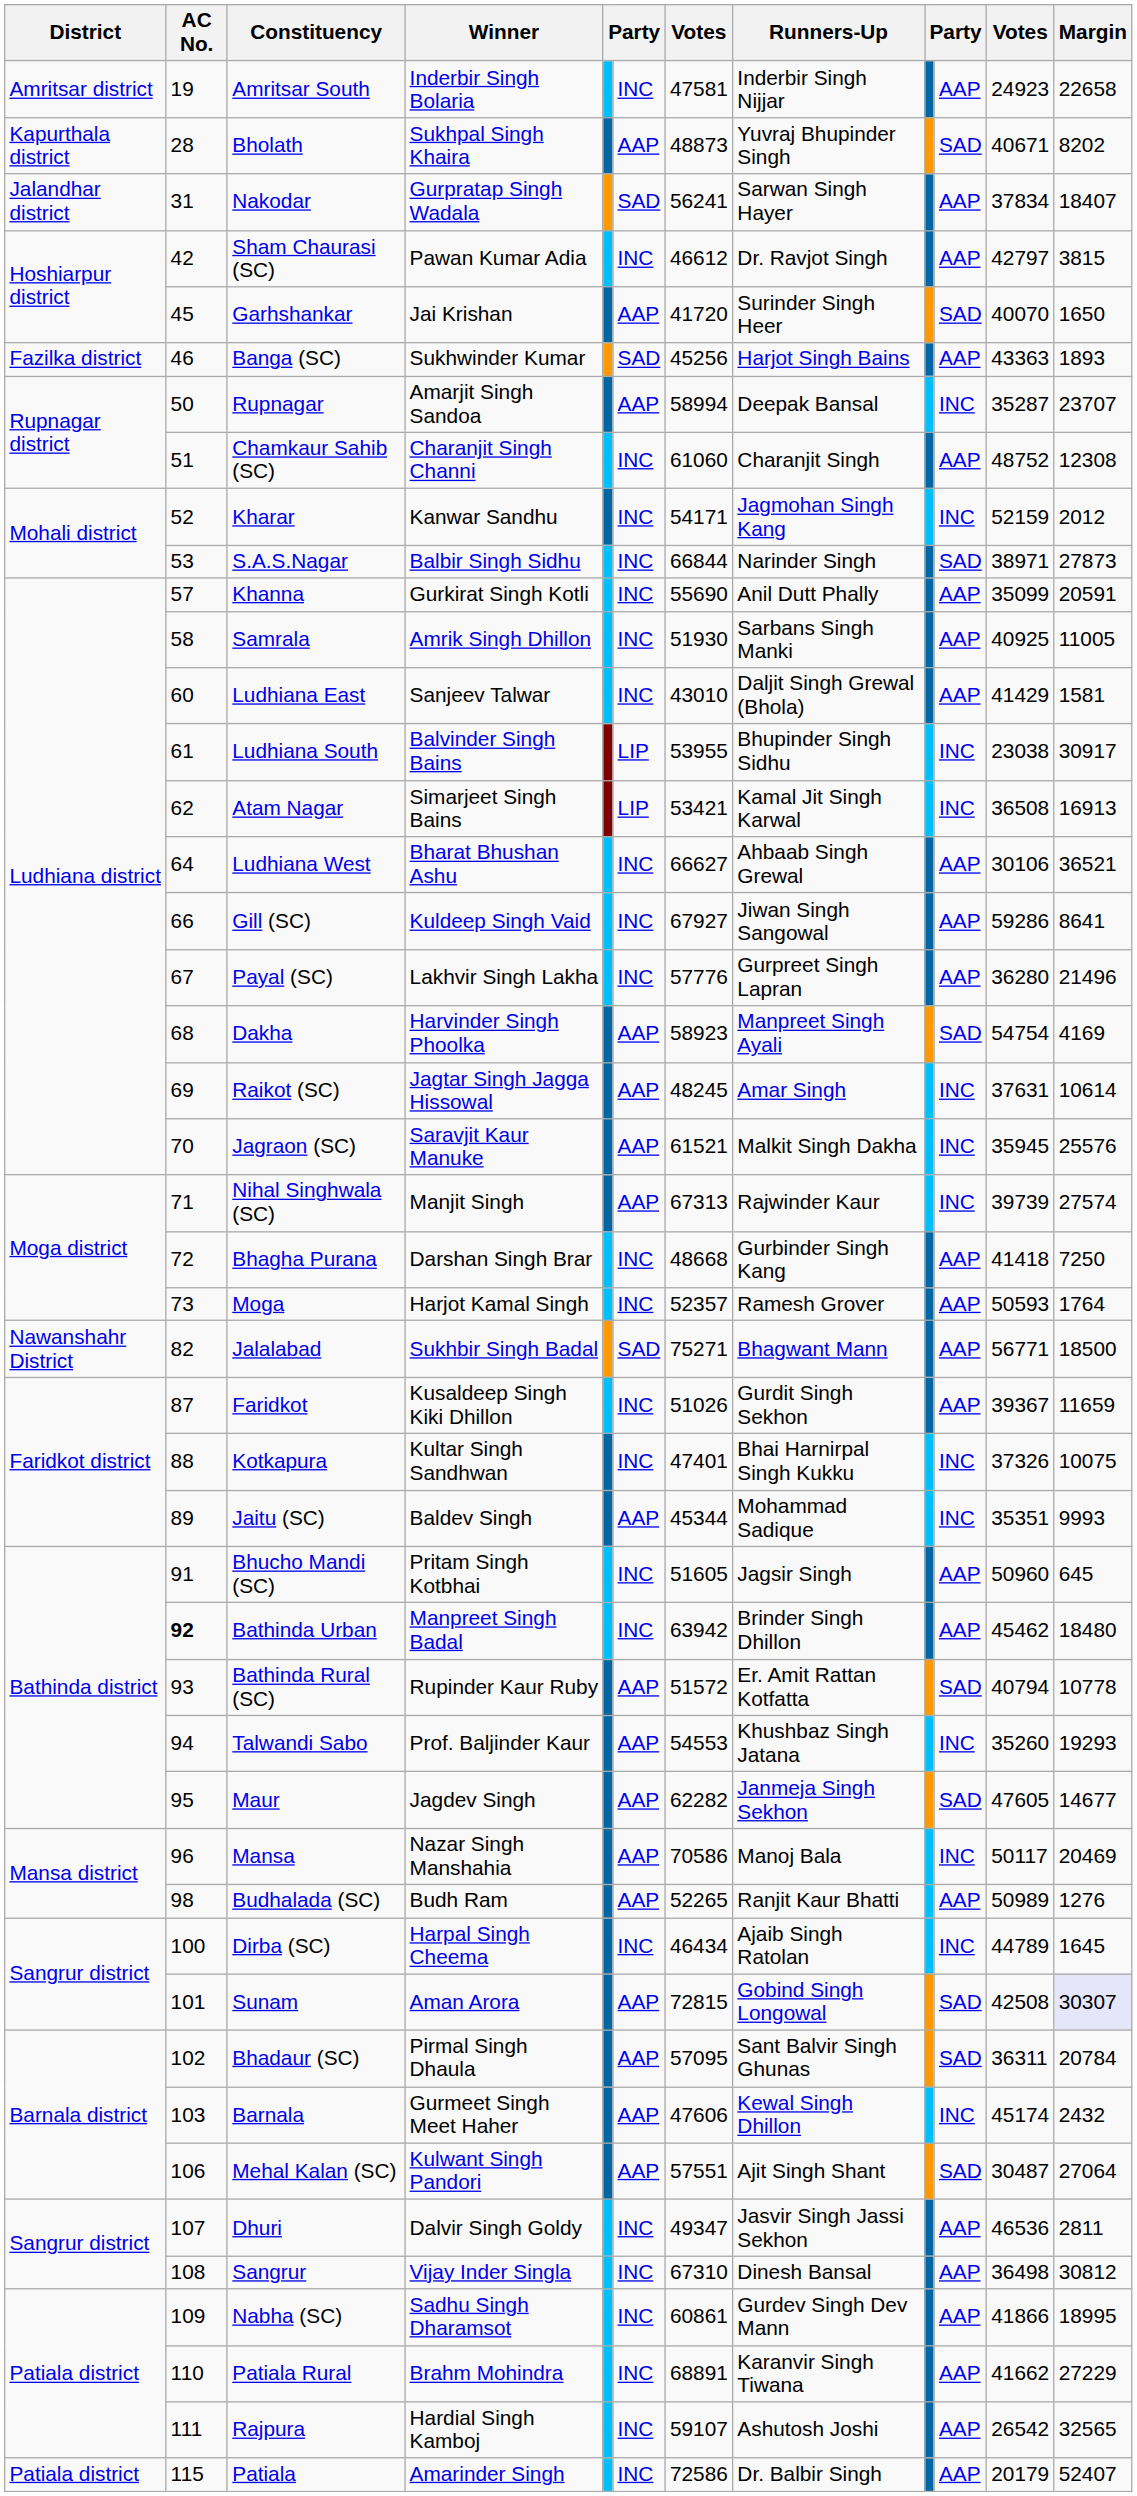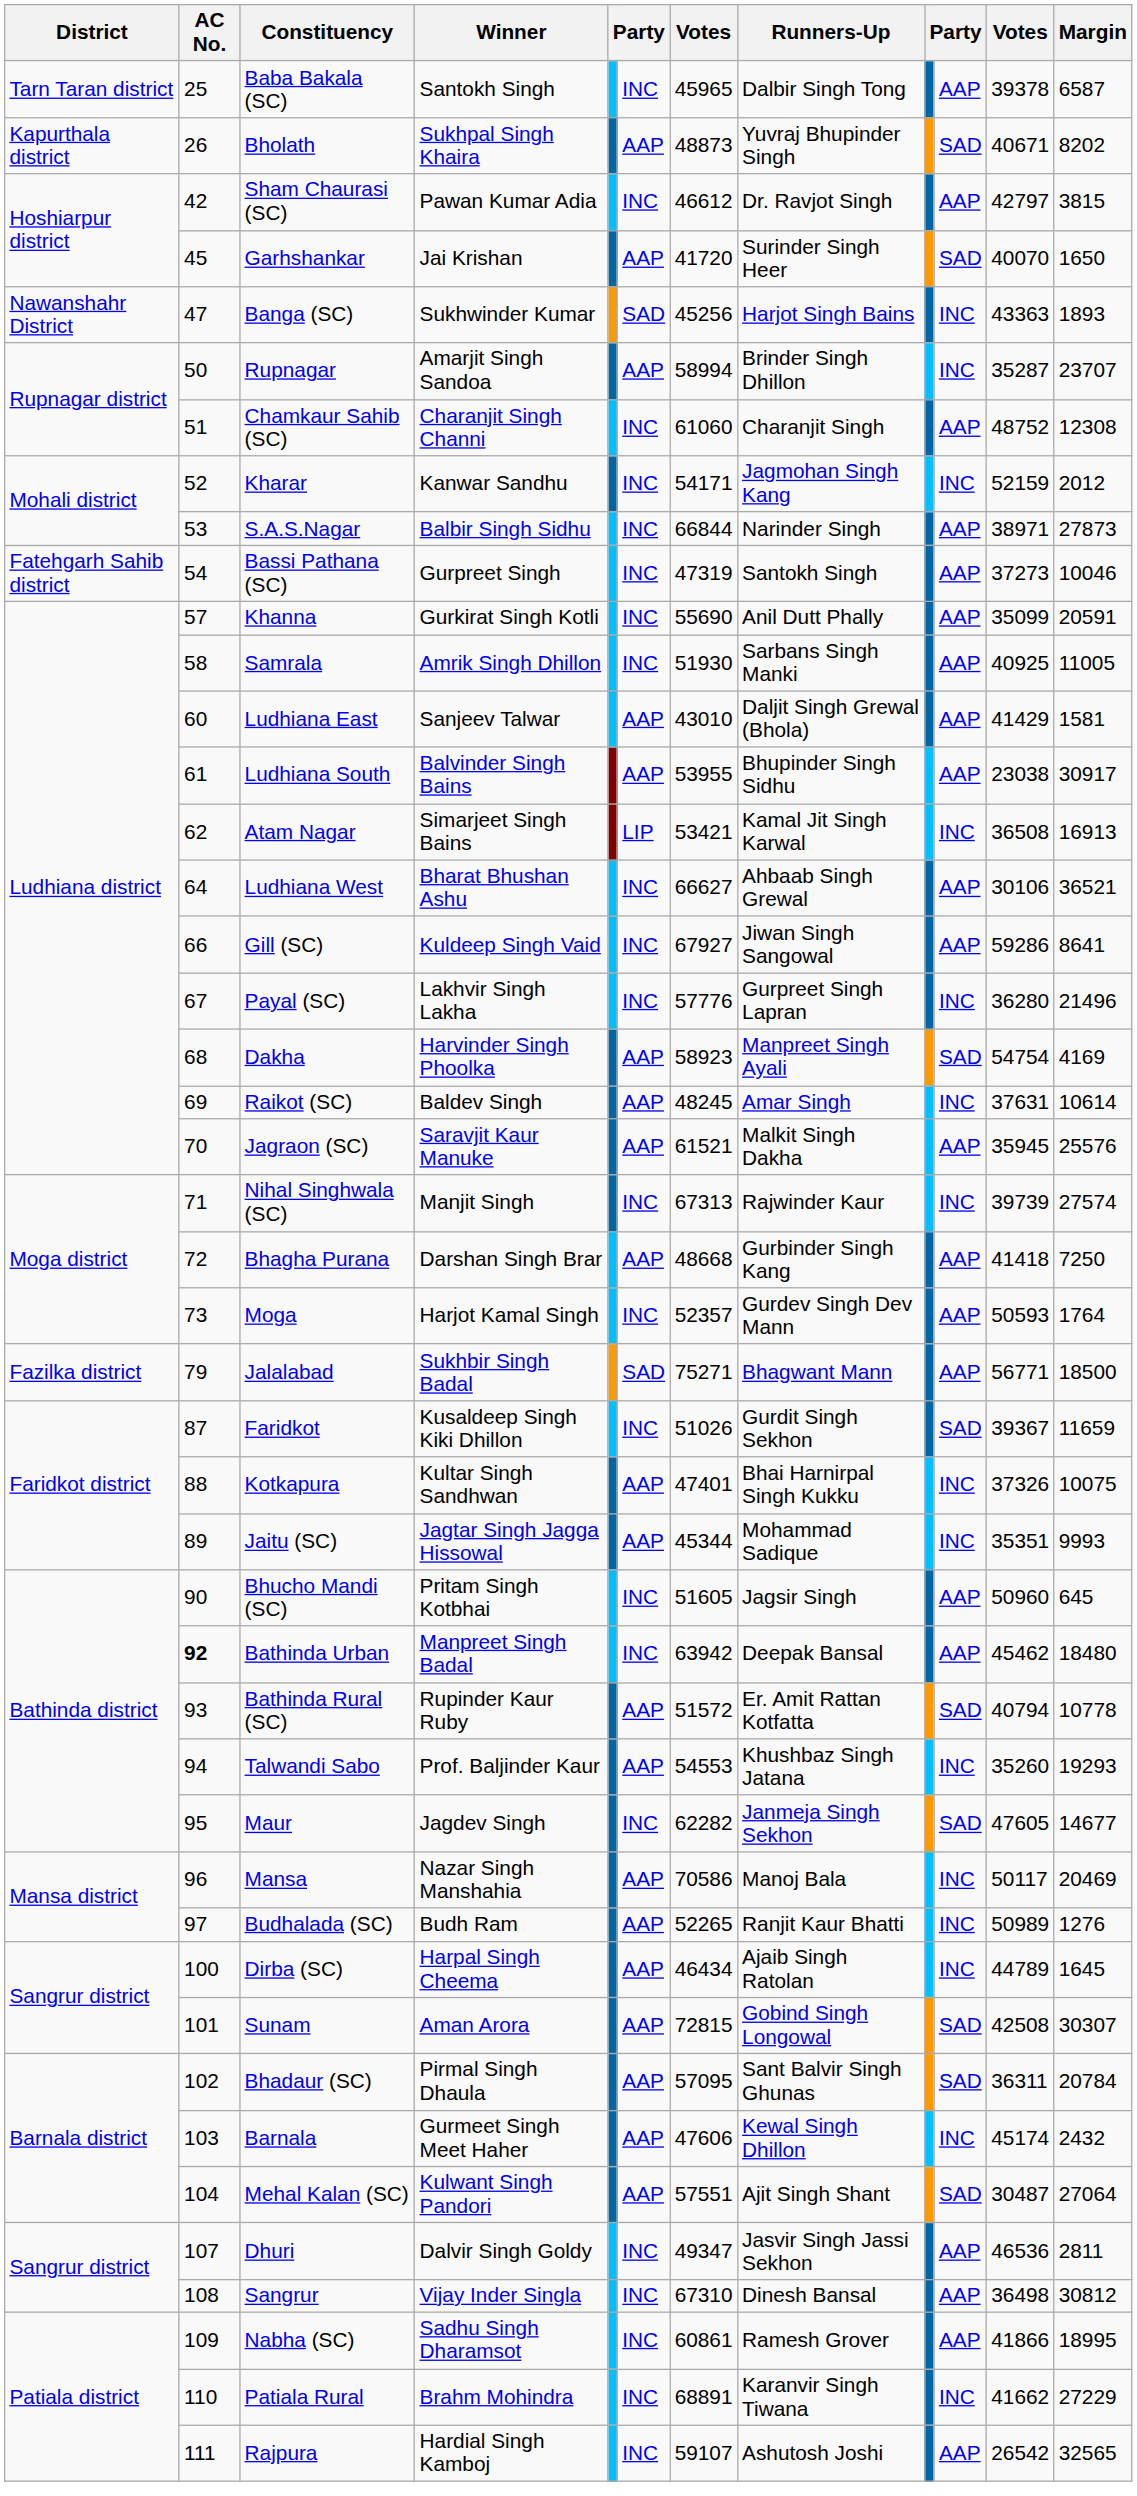- row: (301, 89)
+ row: (304, 89)
(182, 145) 28 -> (196, 145) 26
- row: (272, 201)
(75, 359) Fazilka district -> (68, 314) Nawanshahr District
(182, 359) 46 -> (196, 314) 47
(960, 359) AAP -> (957, 314) INC
(808, 404) Deepak Bansal -> (805, 371) Brinder Singh Dhillon
(960, 561) SAD -> (960, 528) AAP
+ row: (312, 573)
(635, 695) INC -> (643, 718) AAP
(633, 751) LIP -> (643, 775) AAP
(957, 751) INC -> (960, 775) AAP
(960, 977) AAP -> (957, 1000) INC
(499, 1090) Jagtar Singh Jagga Hissowal -> (481, 1101) Baldev Singh
(957, 1146) INC -> (960, 1146) AAP
(638, 1203) AAP -> (640, 1203) INC
(635, 1259) INC -> (643, 1259) AAP
(811, 1304) Ramesh Grover -> (827, 1315) Gurdev Singh Dev Mann
(68, 1348) Nawanshahr District -> (75, 1372) Fazilka district
(182, 1348) 82 -> (196, 1372) 79
(960, 1405) AAP -> (960, 1428) SAD
(635, 1461) INC -> (643, 1484) AAP
(471, 1517) Baldev Singh -> (509, 1541) Jagtar Singh Jagga Hissowal
(182, 1574) 91 -> (196, 1597) 90
(800, 1630) Brinder Singh Dhillon -> (813, 1654) Deepak Bansal
(638, 1799) AAP -> (640, 1823) INC
(182, 1900) 98 -> (196, 1924) 97
(960, 1900) AAP -> (957, 1924) INC
(635, 1945) INC -> (643, 1969) AAP
(1088, 2002) lavender background -> (1088, 2025) no background
(188, 2171) 106 -> (201, 2194) 104
(822, 2316) Gurdev Singh Dev Mann -> (815, 2340) Ramesh Grover
(960, 2373) AAP -> (957, 2396) INC
- row: (264, 2474)
